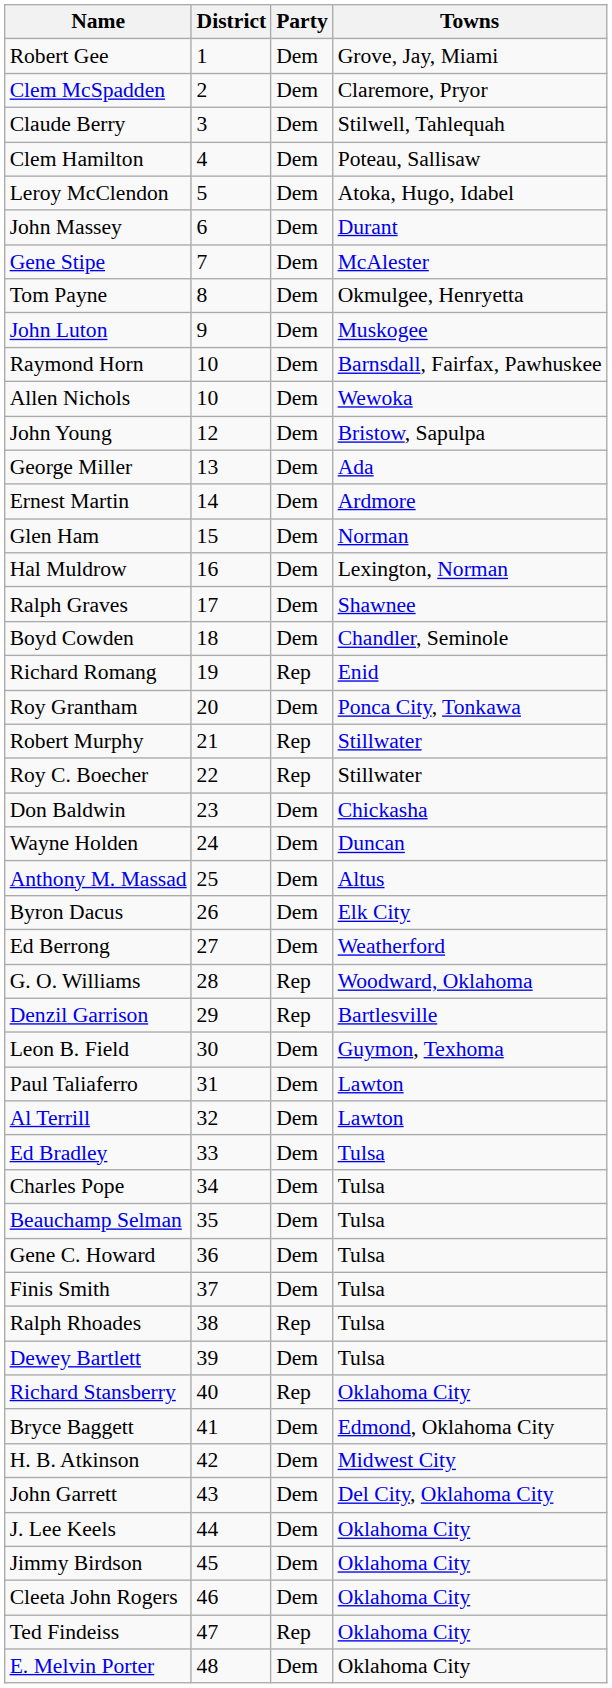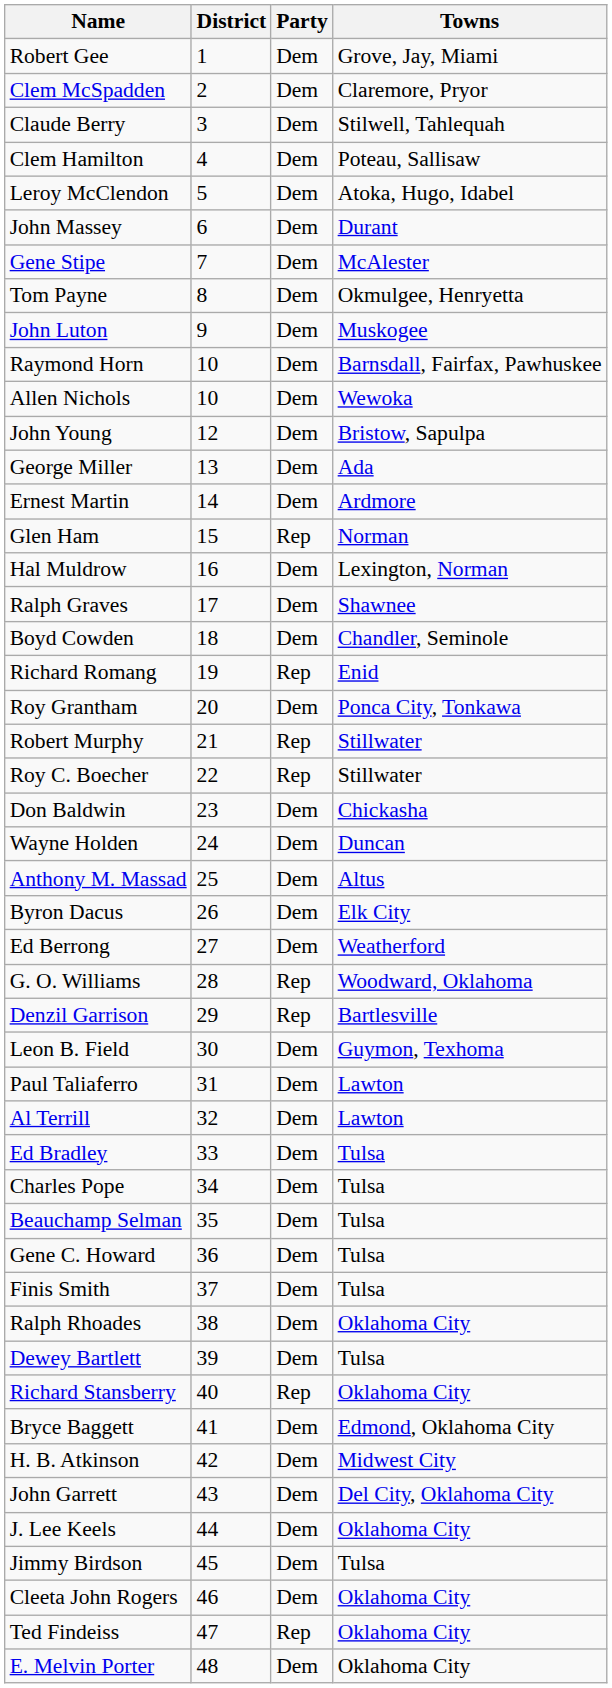(297, 535) Dem -> (294, 535) Rep
(294, 1323) Rep -> (297, 1323) Dem
(361, 1323) Tulsa -> (404, 1323) Oklahoma City
(404, 1563) Oklahoma City -> (361, 1563) Tulsa
